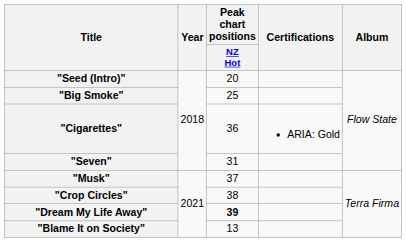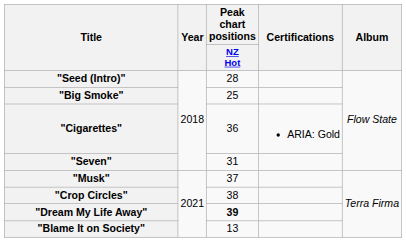(232, 78) 20 -> (232, 78) 28
